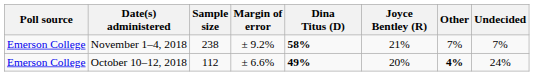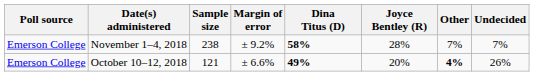(399, 44) 21% -> (399, 44) 28%
(210, 62) 112 -> (210, 62) 121
(500, 62) 24% -> (500, 62) 26%
